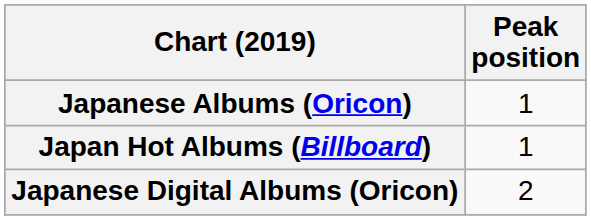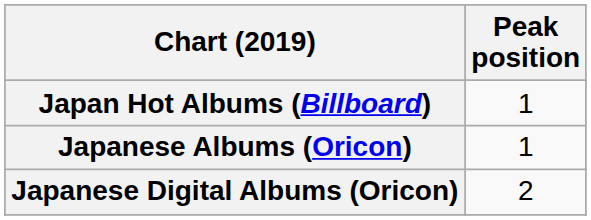rows swapped: (235, 147) <-> (235, 102)
